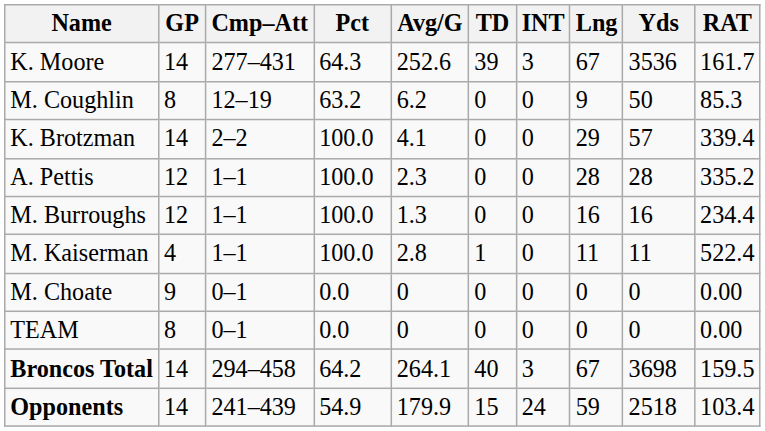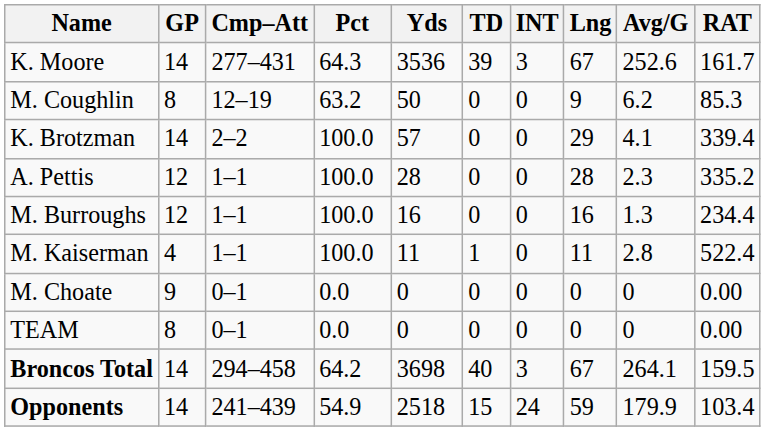columns swapped: (659, 23) <-> (430, 23)
